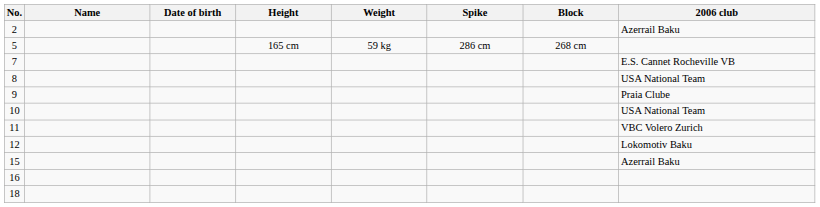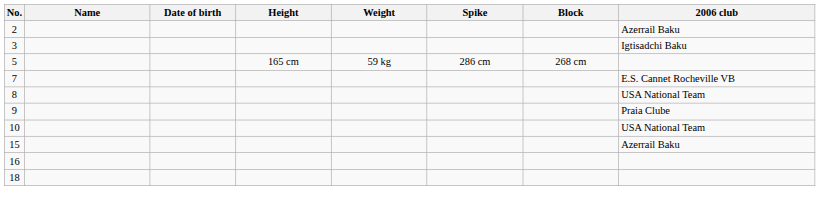+ row: (14, 45)
- row: (14, 128)
- row: (14, 144)
